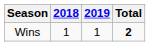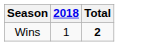- column: (97, 13)
